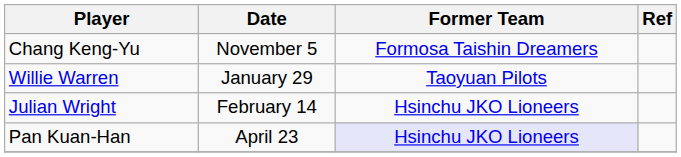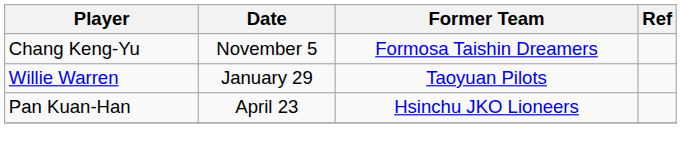- row: (62, 107)
(486, 136) lavender background -> (486, 107) no background
